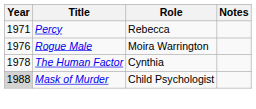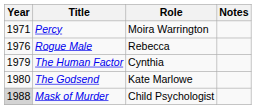(149, 29) Rebecca -> (168, 29) Moira Warrington
(168, 46) Moira Warrington -> (149, 46) Rebecca
(19, 63) 1978 -> (19, 63) 1979
+ row: (67, 79)
